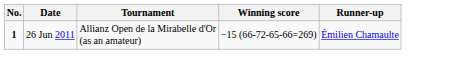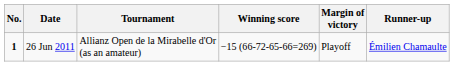+ column: (343, 18)
